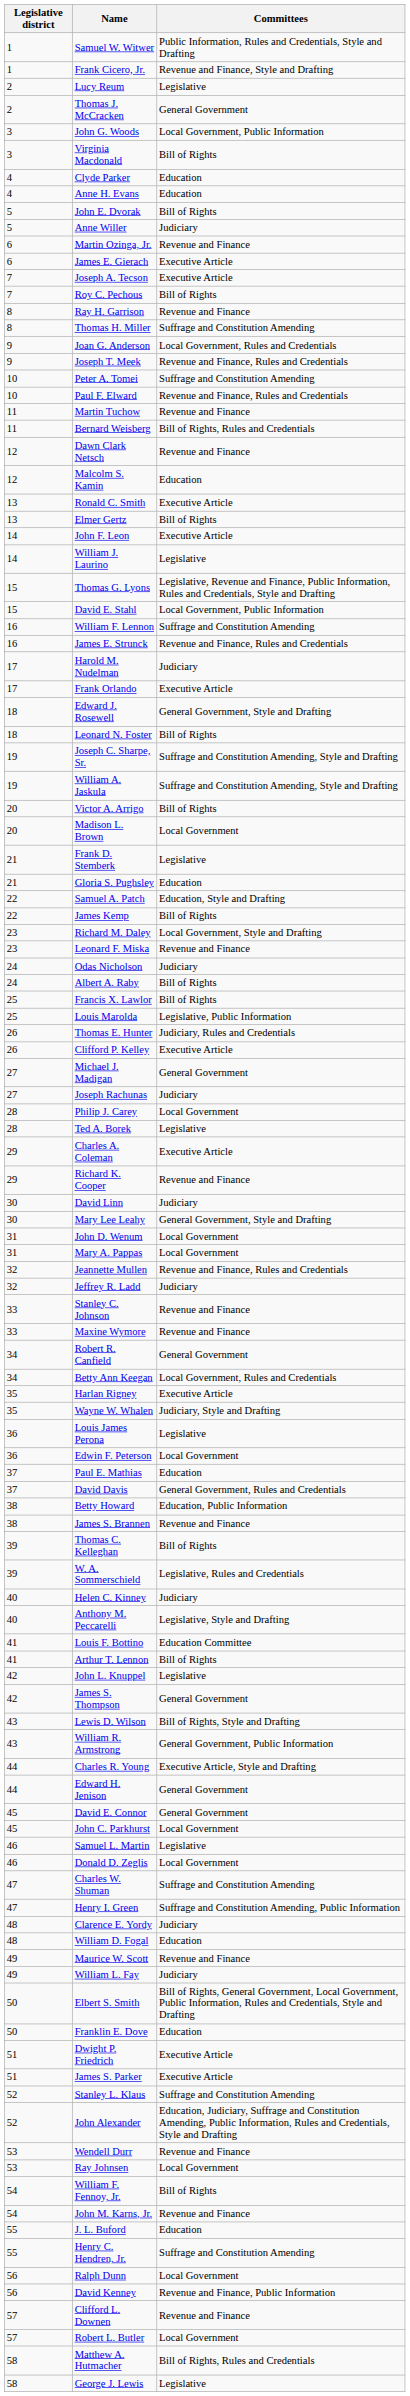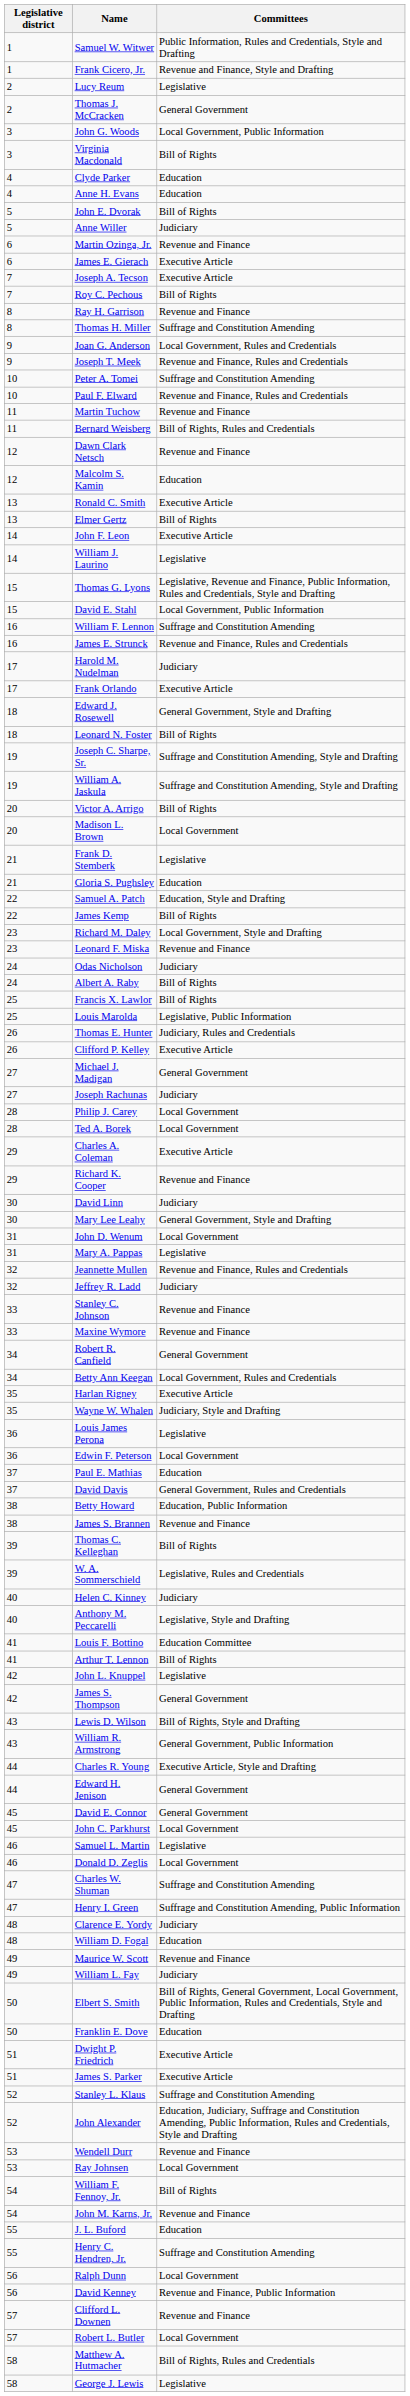(182, 1128) Legislative -> (199, 1128) Local Government
(199, 1253) Local Government -> (182, 1253) Legislative
